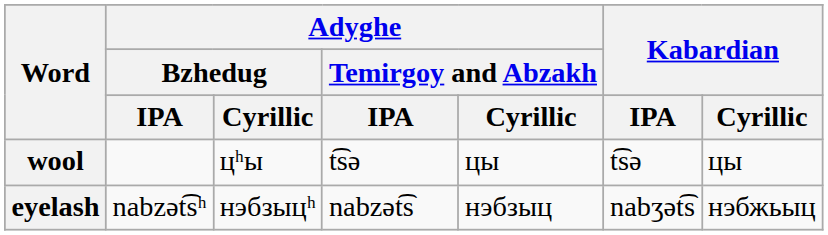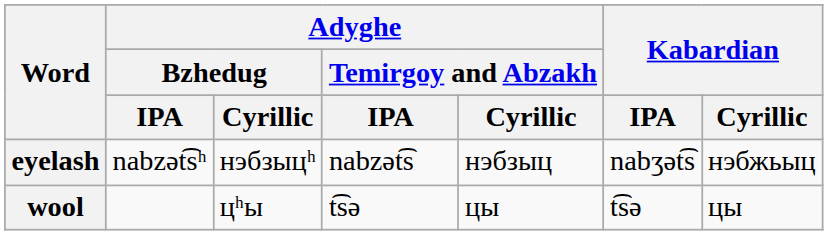rows swapped: (55, 161) <-> (55, 206)
